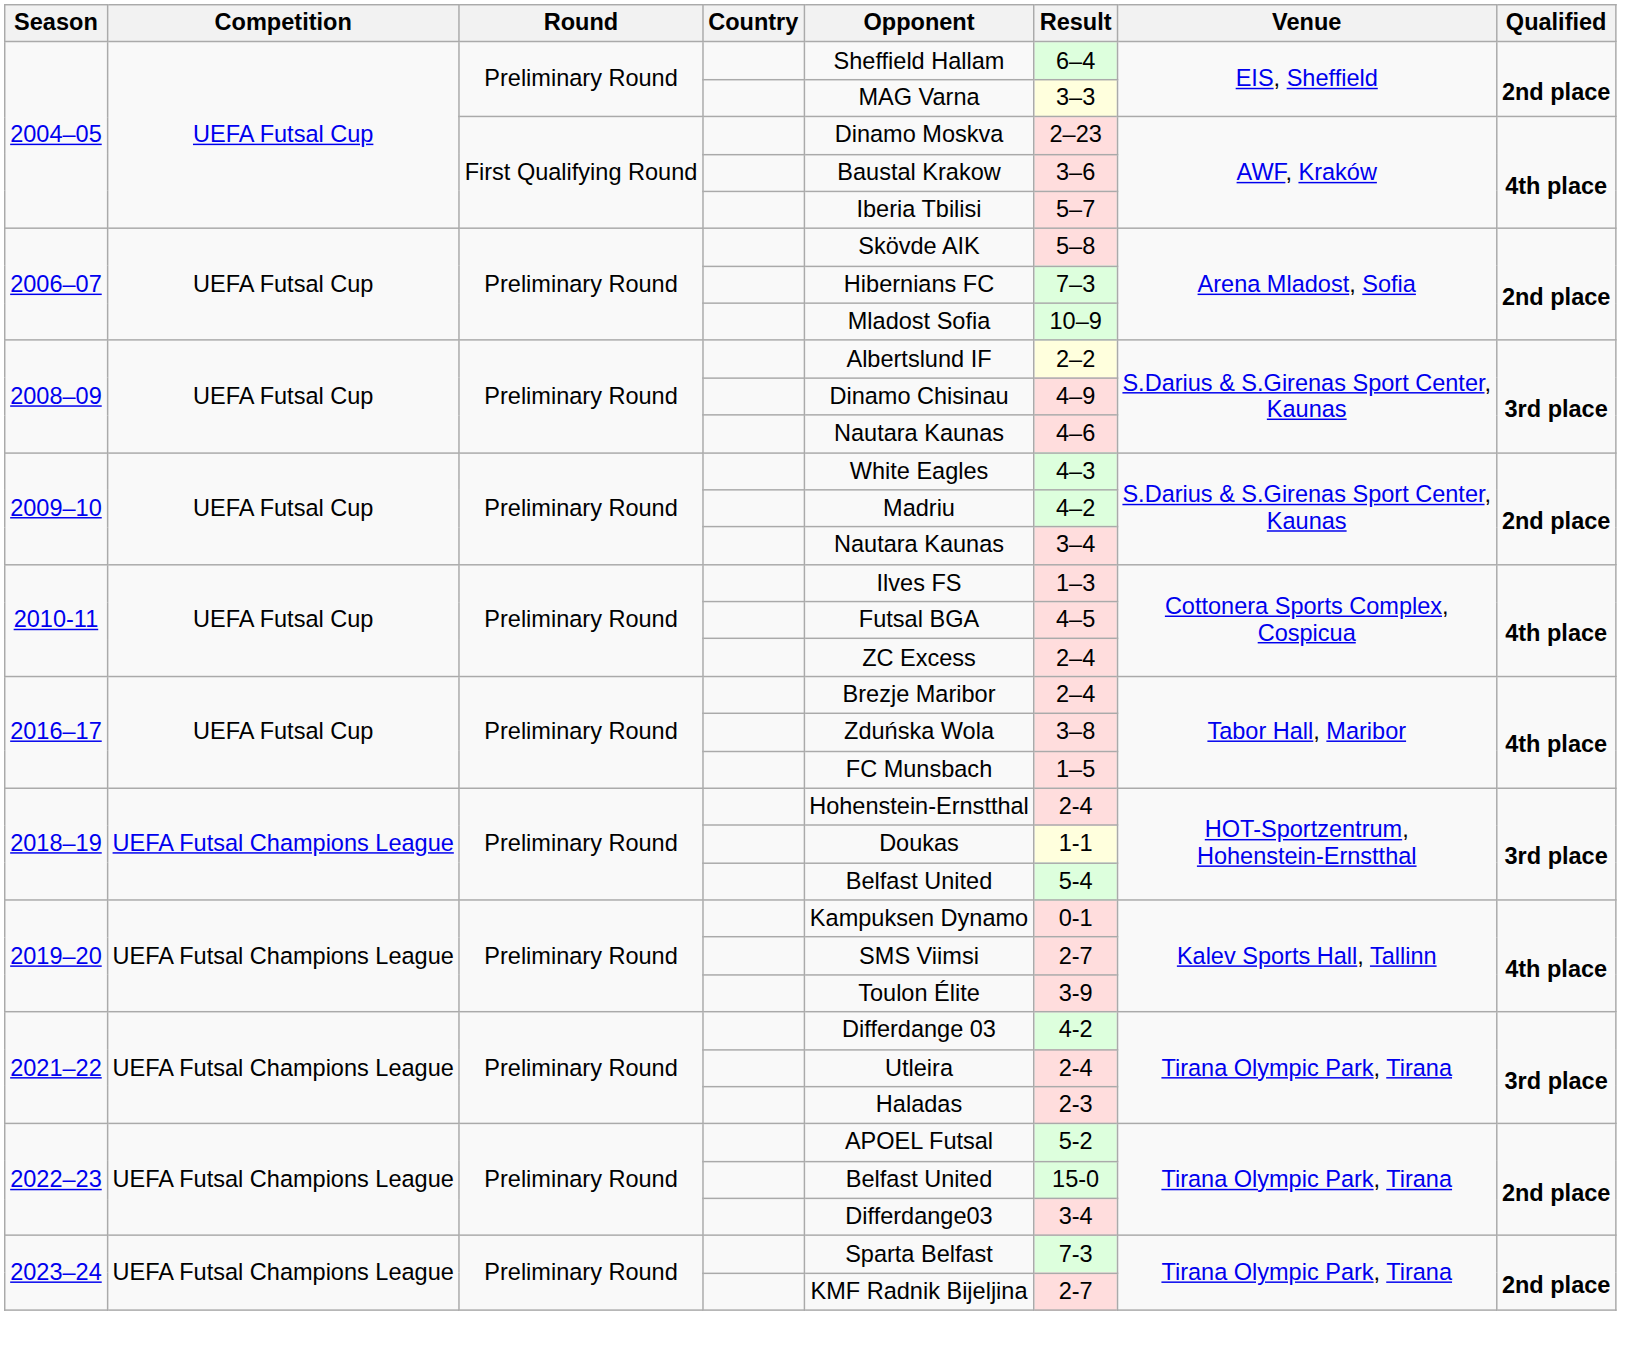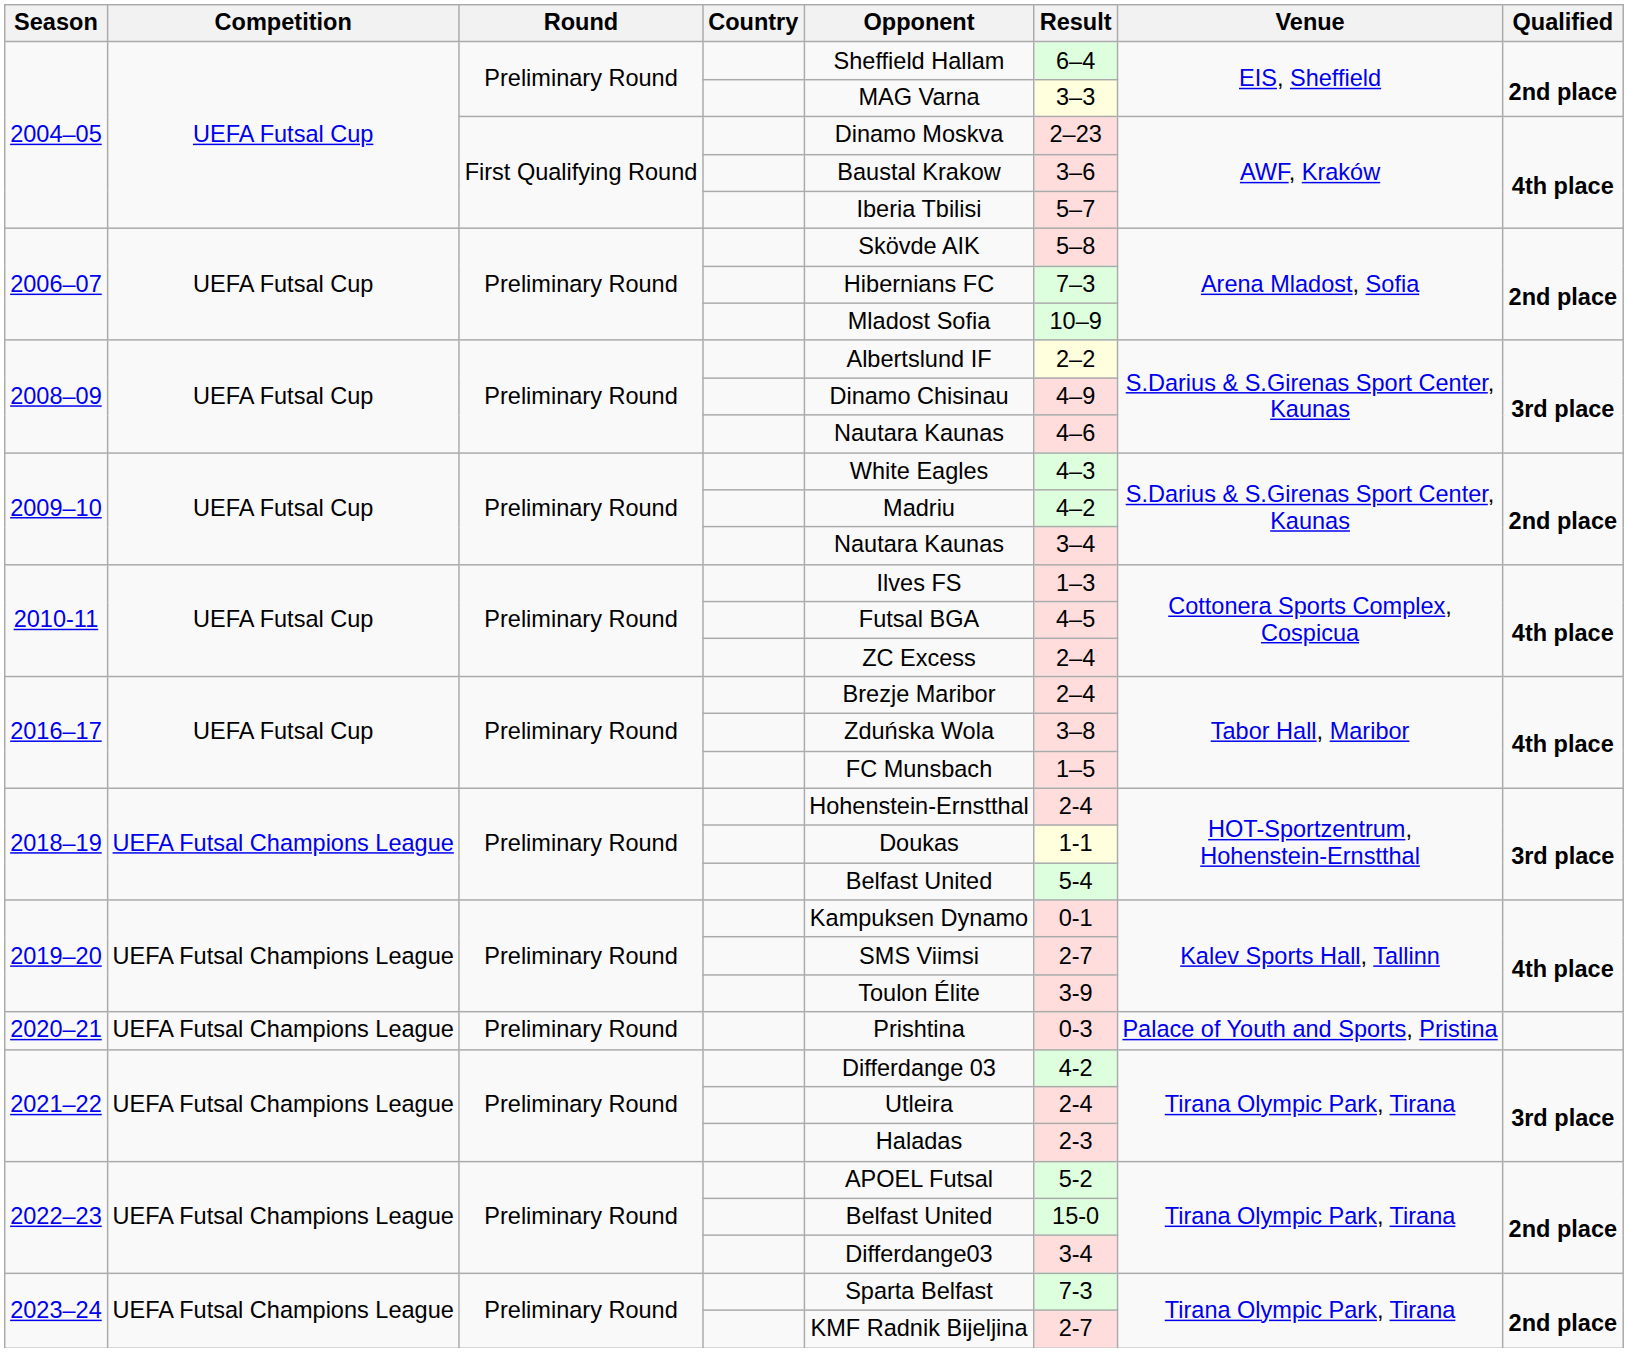+ row: (56, 1030)
